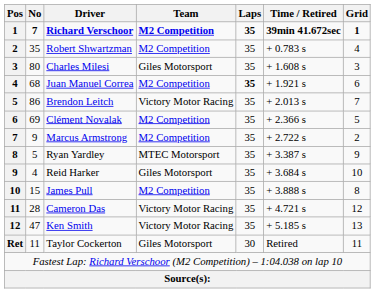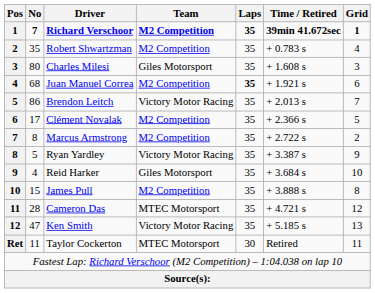(35, 119) 69 -> (35, 119) 17
(35, 137) 9 -> (35, 137) 8
(179, 154) MTEC Motorsport -> (186, 154) Victory Motor Racing
(186, 207) Victory Motor Racing -> (179, 207) MTEC Motorsport
(175, 243) Giles Motorsport -> (179, 243) MTEC Motorsport
